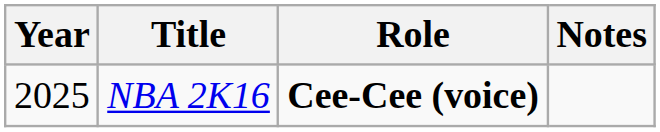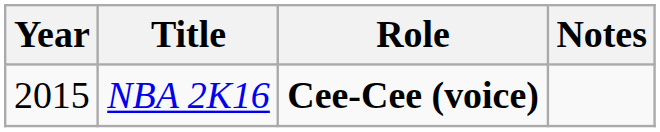(52, 94) 2025 -> (52, 94) 2015
